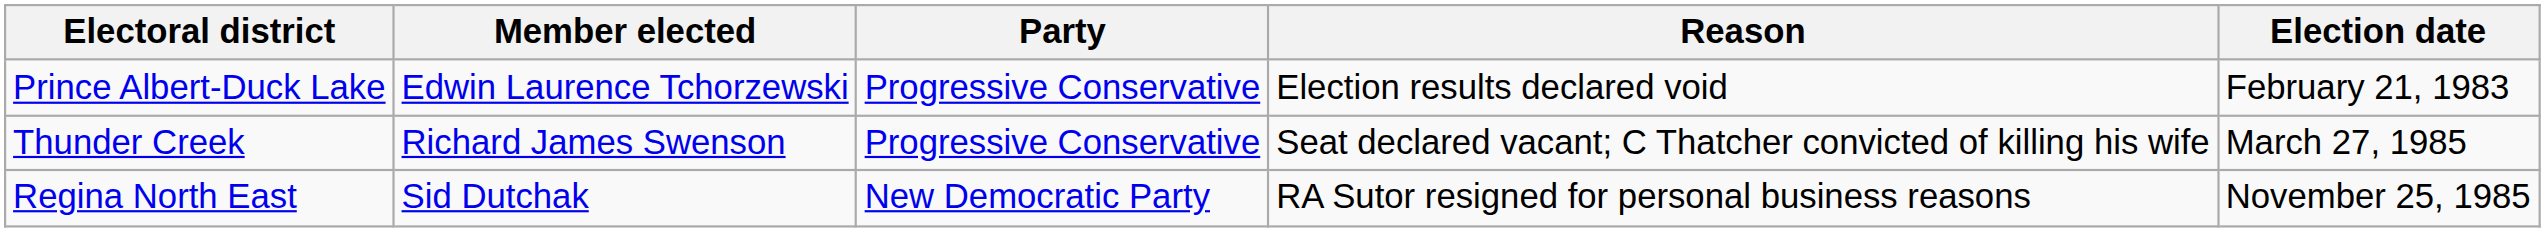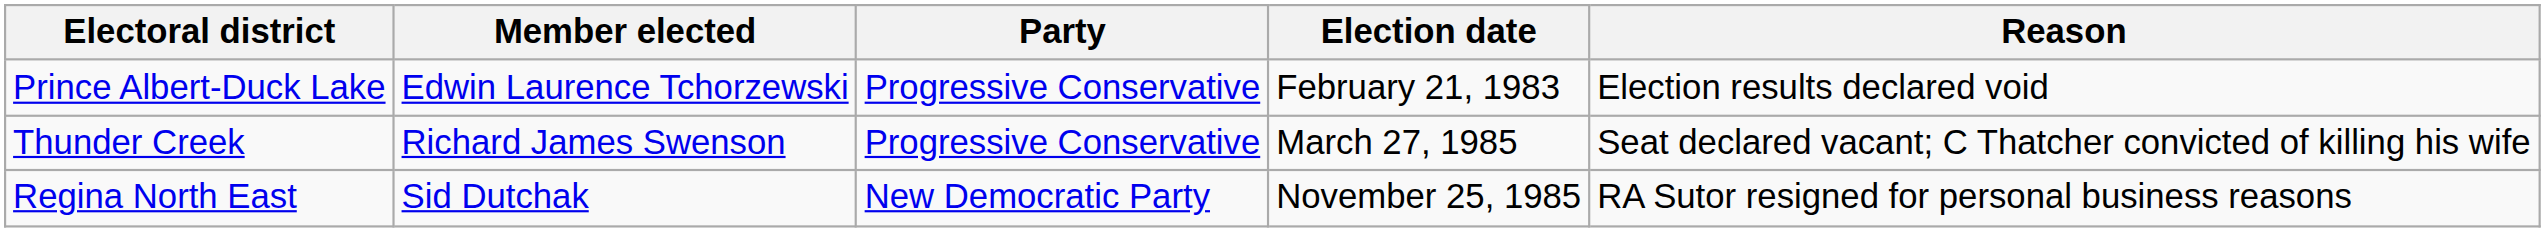columns swapped: (2378, 32) <-> (1743, 32)
